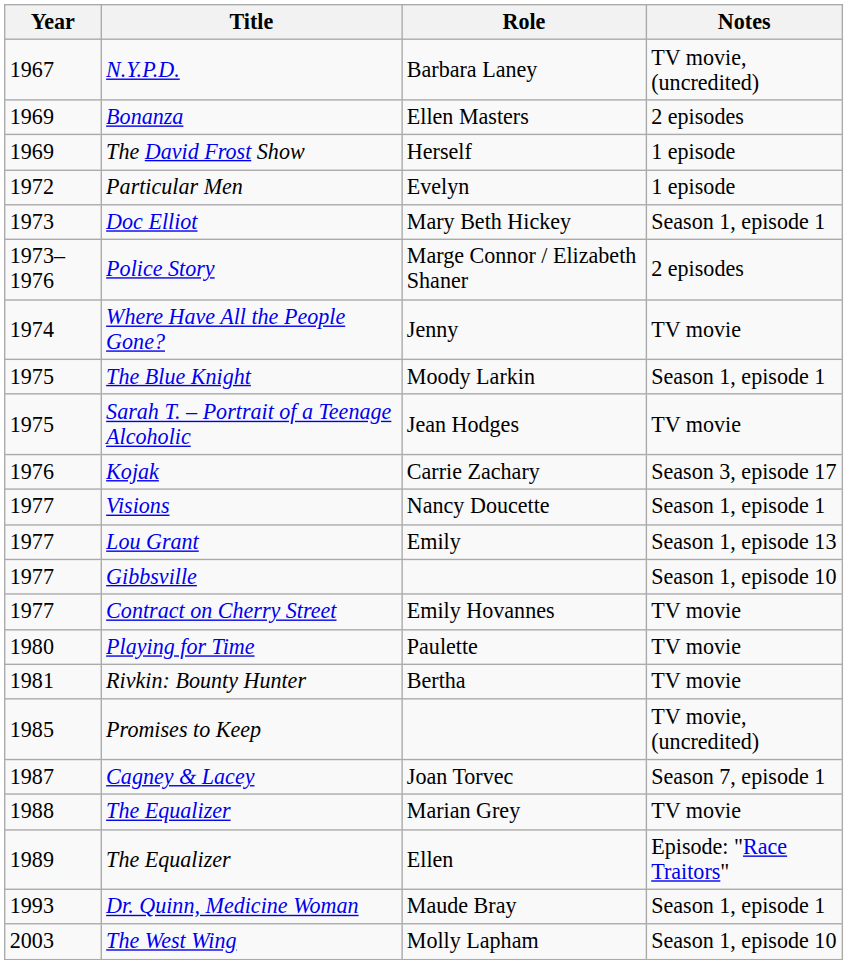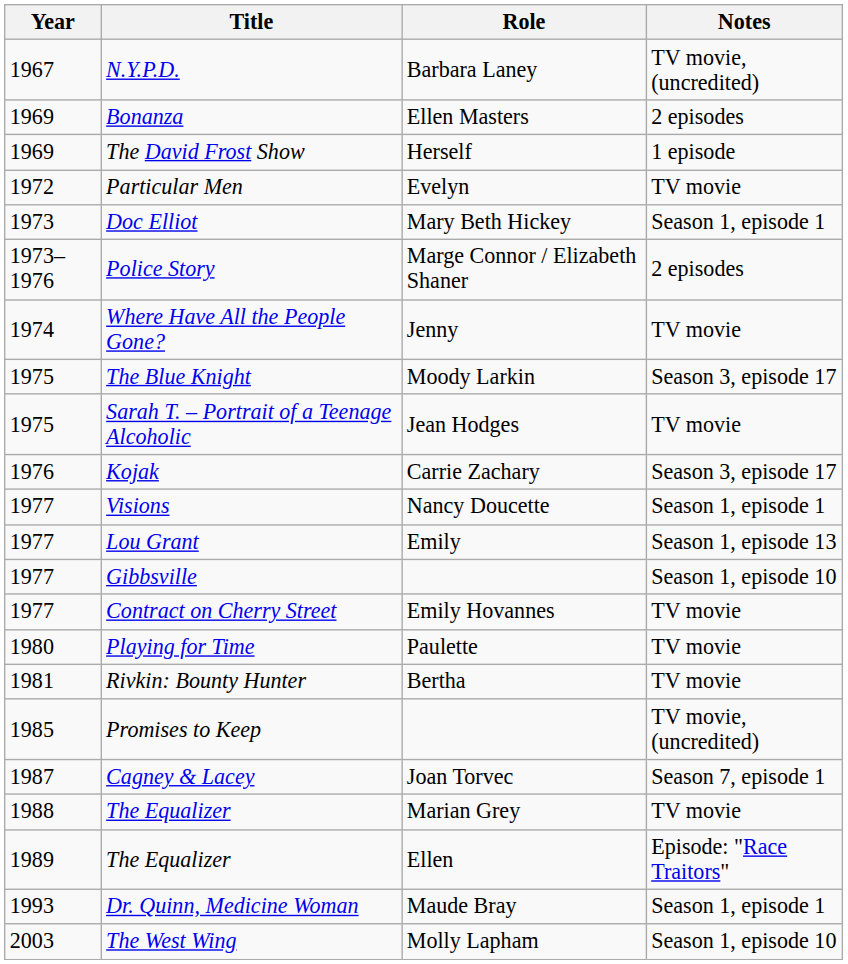(693, 186) 1 episode -> (696, 186) TV movie
(738, 376) Season 1, episode 1 -> (744, 376) Season 3, episode 17
